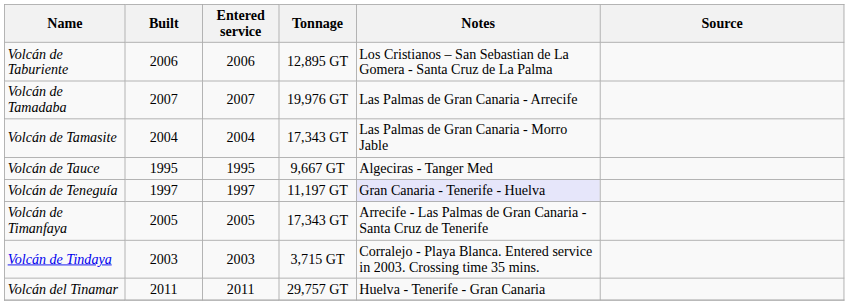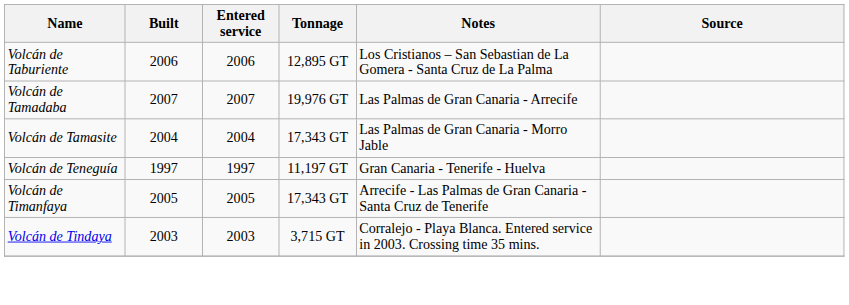- row: (54, 168)
(452, 190) lavender background -> (452, 168) no background
- row: (63, 289)
